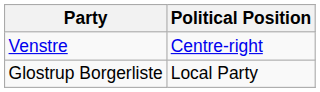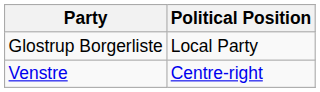rows swapped: (86, 73) <-> (38, 45)
